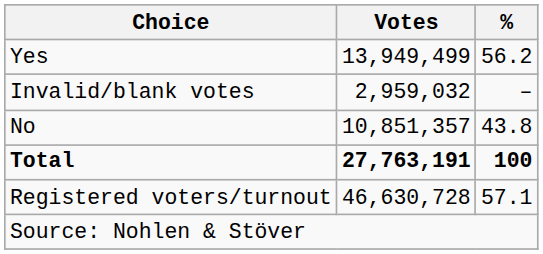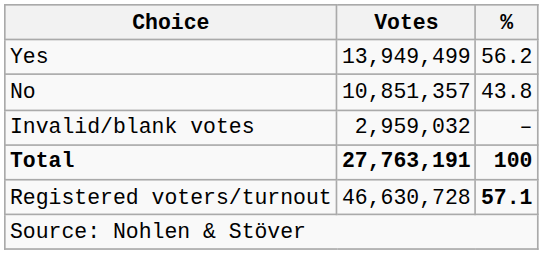rows swapped: (23, 127) <-> (132, 92)
(507, 197) normal -> (507, 197) bold
